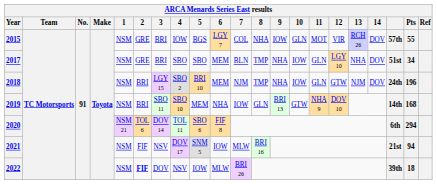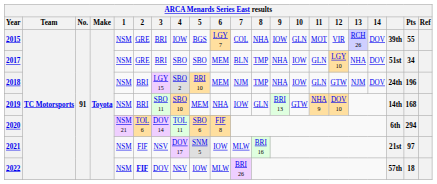(395, 40) 57th -> (395, 40) 39th
(411, 147) 94 -> (411, 147) 97
(395, 168) 39th -> (395, 168) 57th
